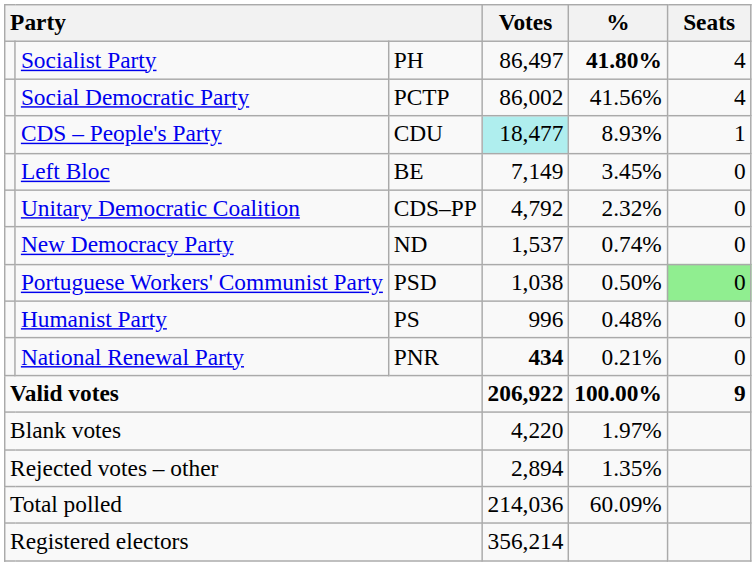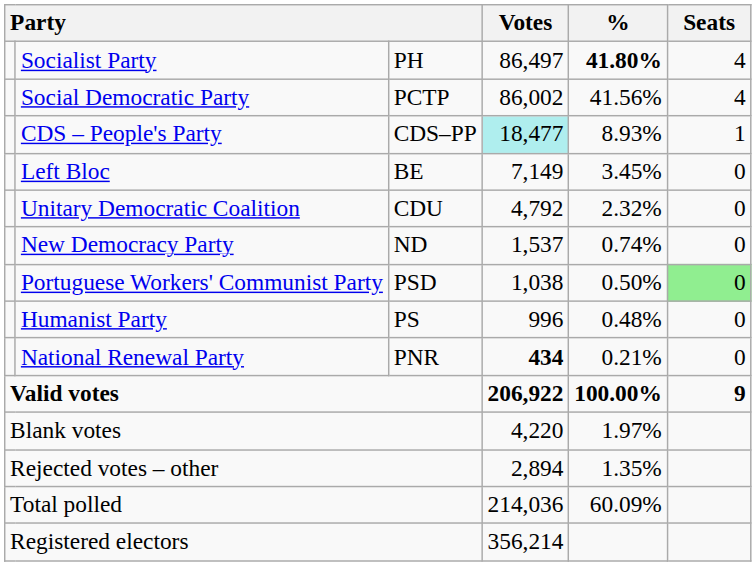(418, 134) CDU -> (435, 134) CDS–PP
(435, 208) CDS–PP -> (418, 208) CDU
